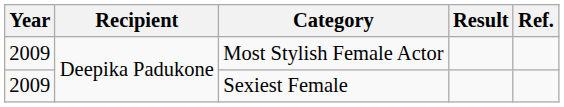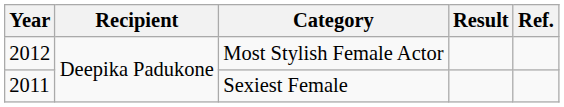(30, 53) 2009 -> (30, 53) 2012
(30, 85) 2009 -> (29, 85) 2011
